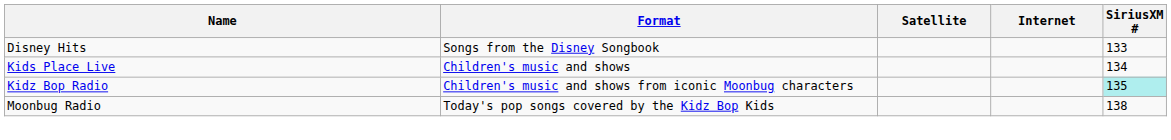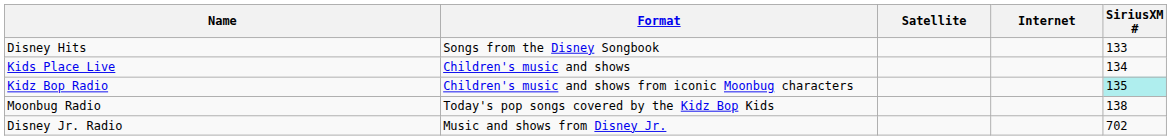+ row: (65, 125)
